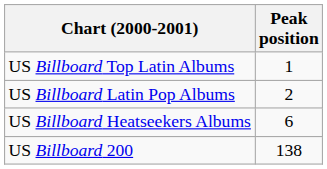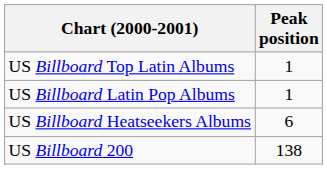(289, 94) 2 -> (289, 94) 1
